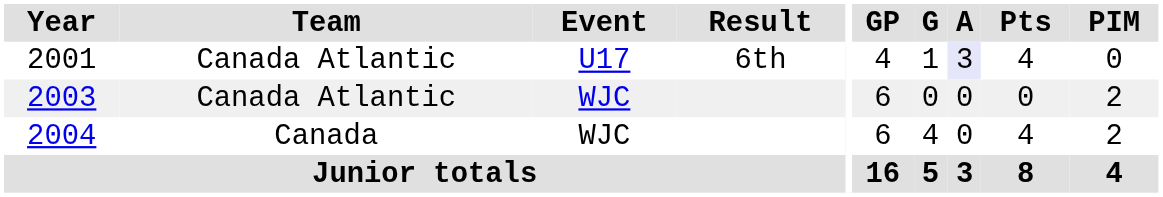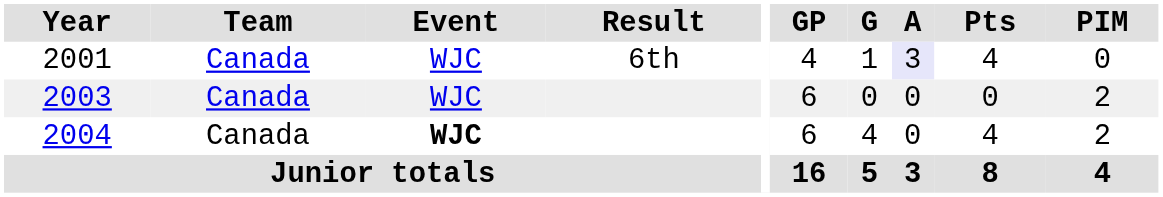(326, 61) Canada Atlantic -> (258, 61) Canada
(604, 61) U17 -> (456, 61) WJC
(326, 98) Canada Atlantic -> (258, 98) Canada
(604, 136) normal -> (456, 136) bold
